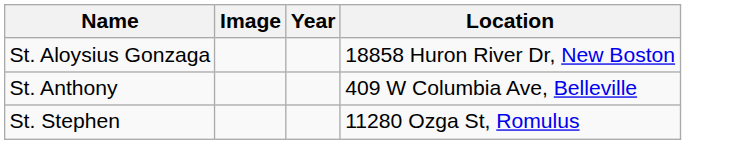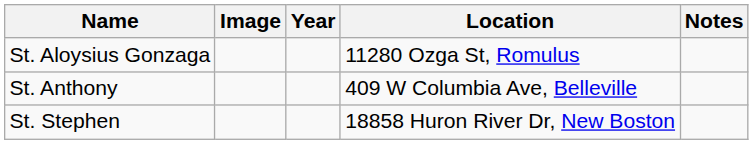+ column: (714, 21)
(510, 54) 18858 Huron River Dr, New Boston -> (462, 54) 11280 Ozga St, Romulus
(462, 121) 11280 Ozga St, Romulus -> (510, 121) 18858 Huron River Dr, New Boston
